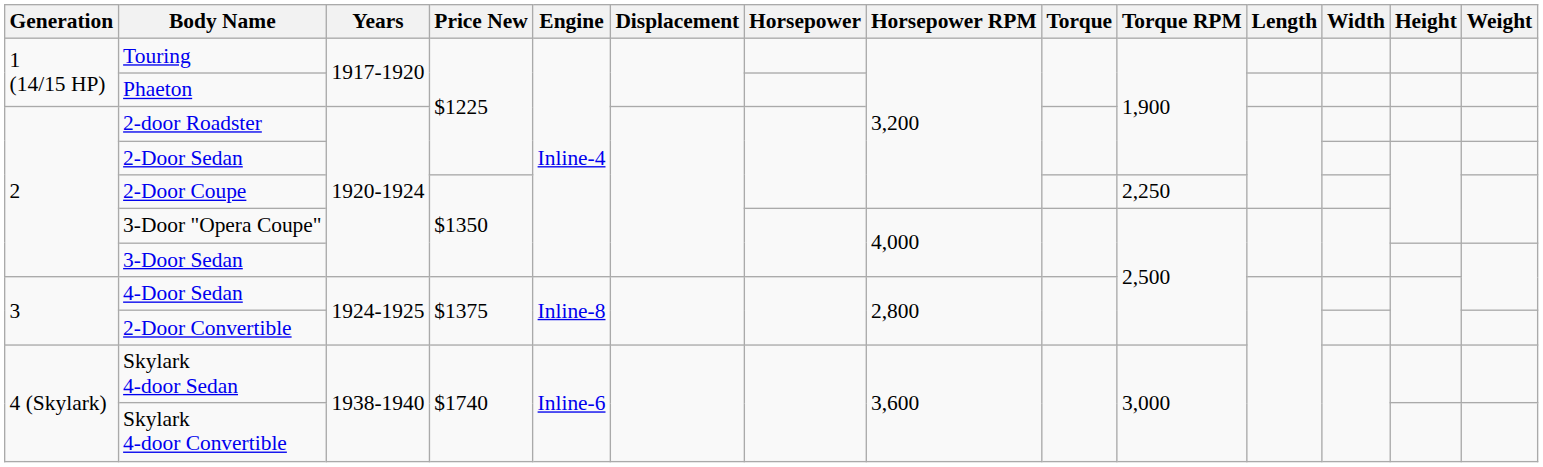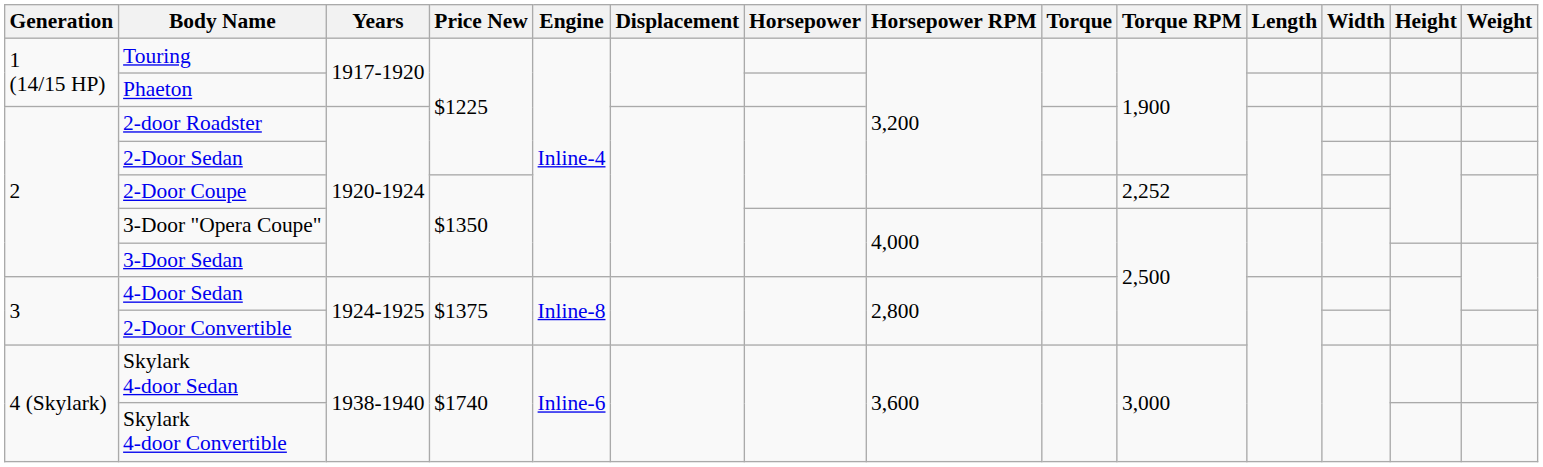(1146, 191) 2,250 -> (1146, 191) 2,252
